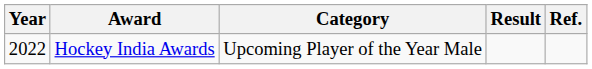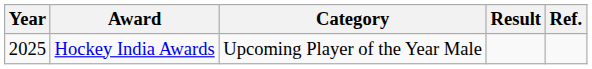(27, 48) 2022 -> (27, 48) 2025
